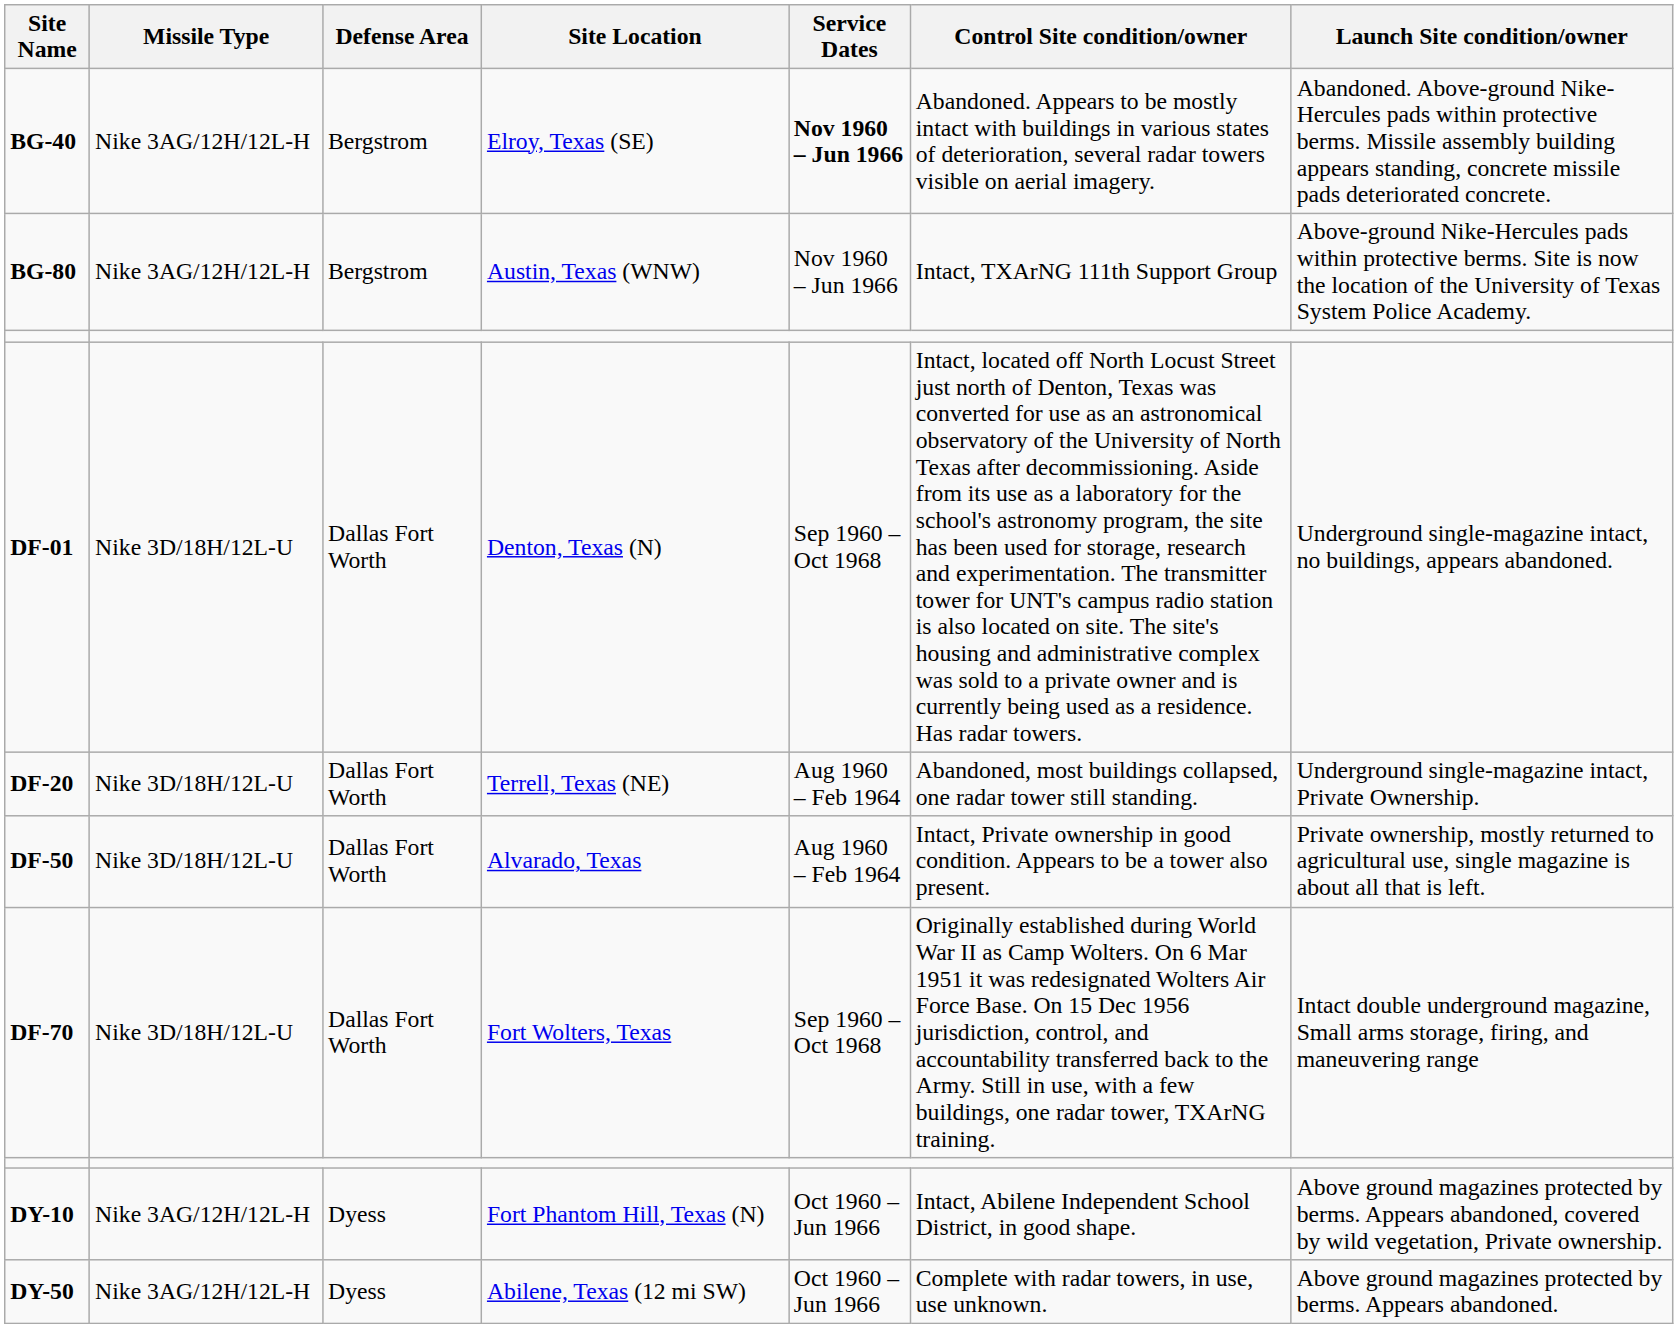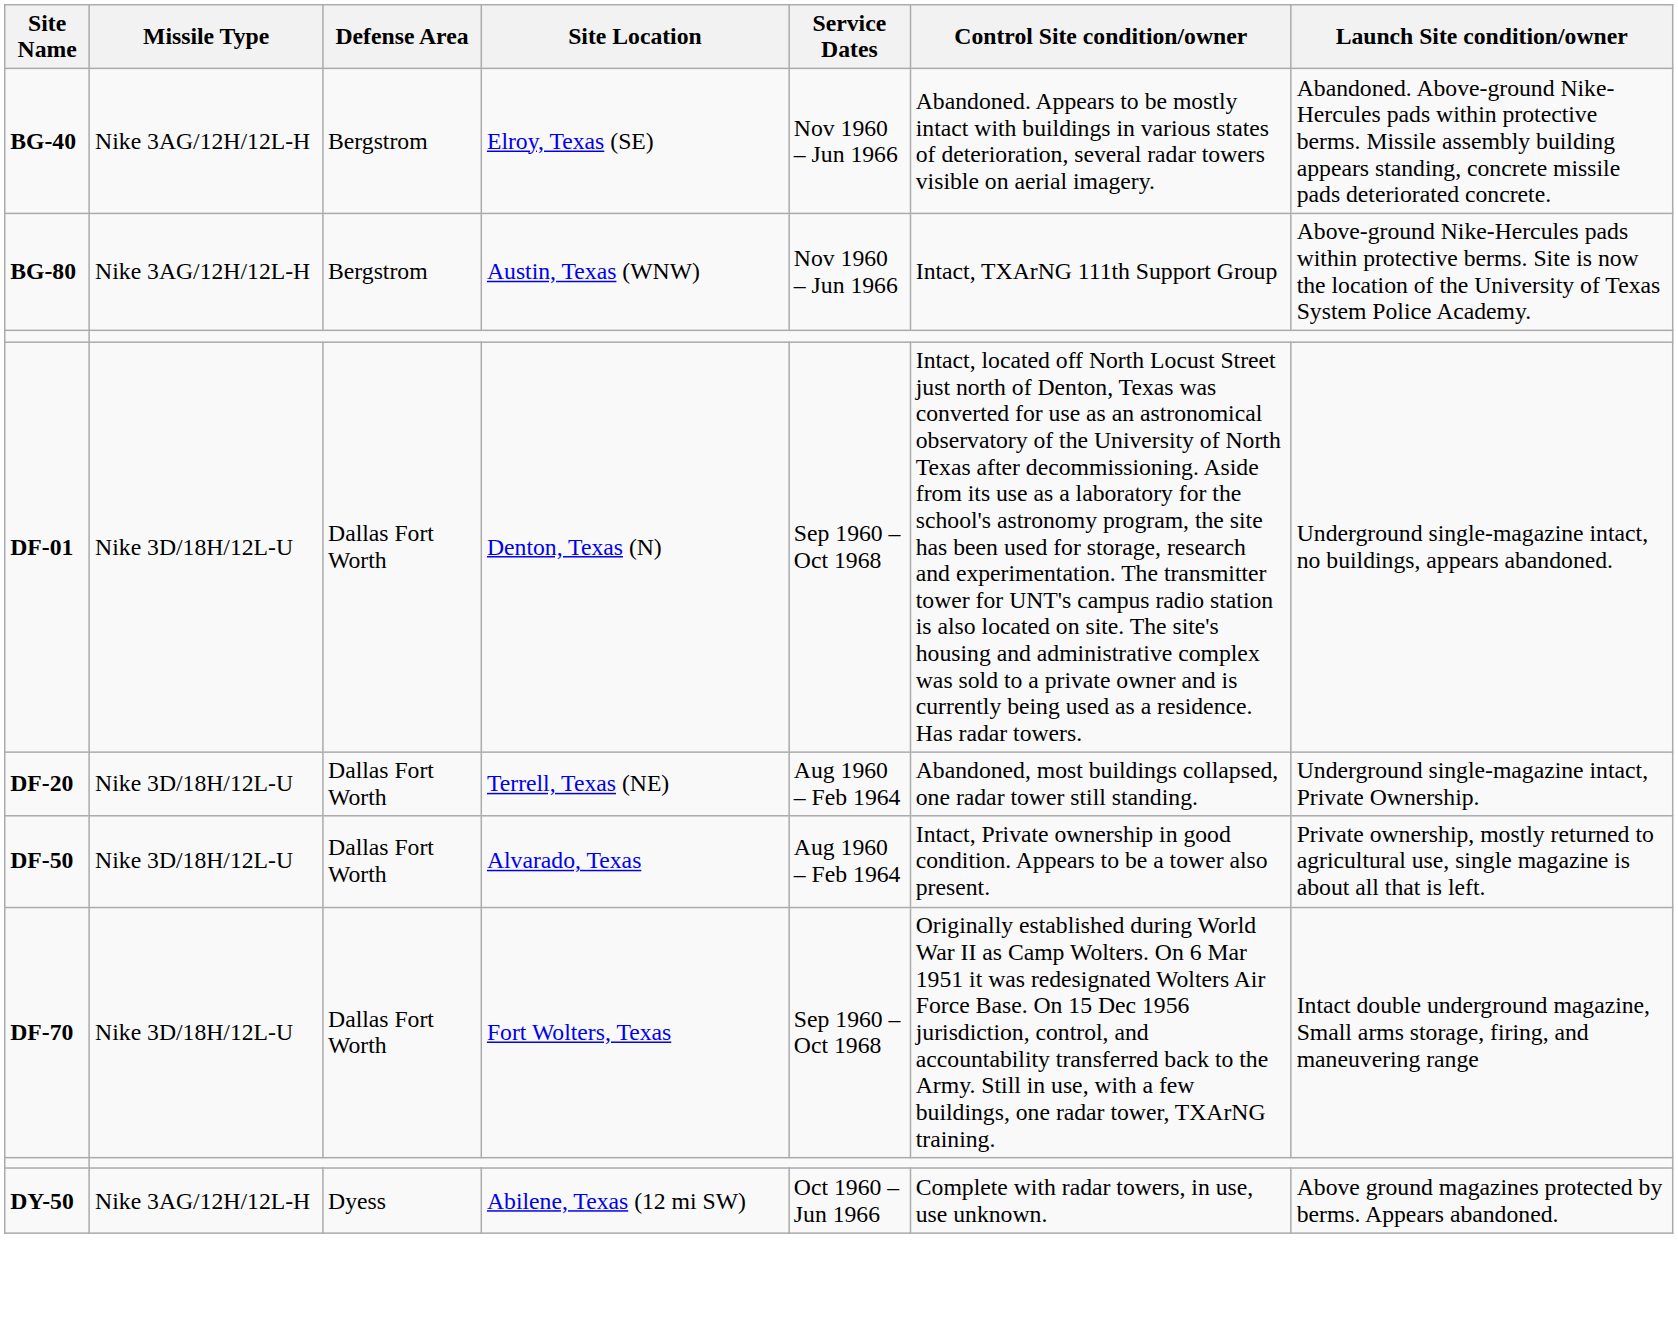(848, 140) bold -> (846, 140) normal
- row: (42, 1213)
